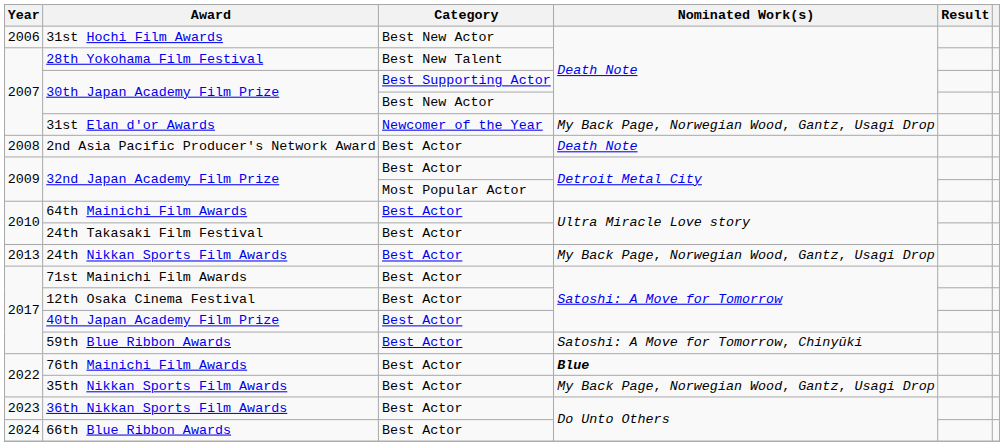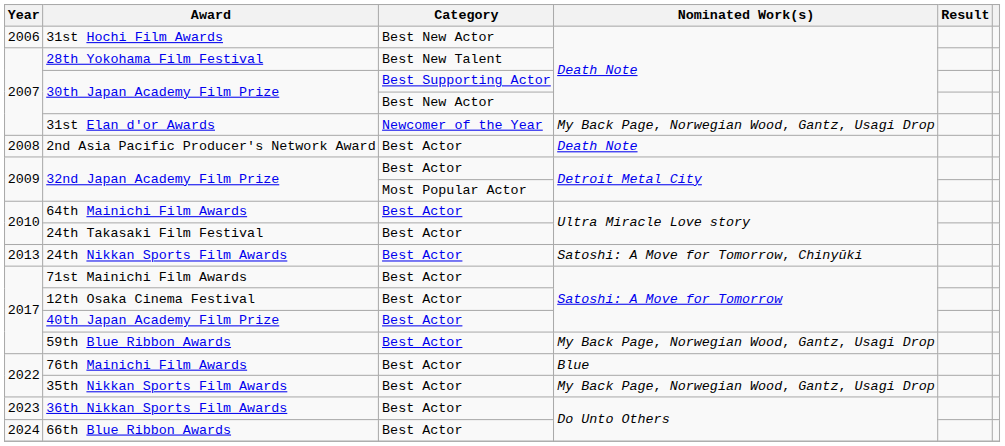(746, 255) My Back Page, Norwegian Wood, Gantz, Usagi Drop -> (710, 255) Satoshi: A Move for Tomorrow, Chinyūki
(710, 343) Satoshi: A Move for Tomorrow, Chinyūki -> (746, 343) My Back Page, Norwegian Wood, Gantz, Usagi Drop
(573, 365) bold -> (573, 365) normal
